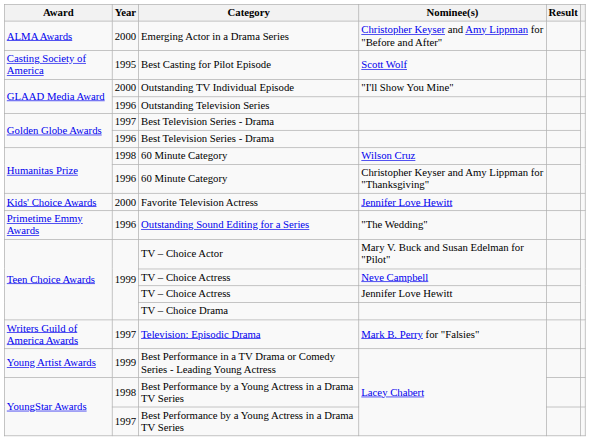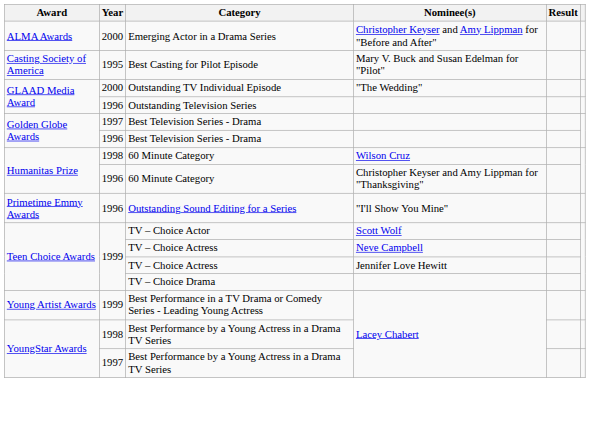(384, 65) Scott Wolf -> (437, 65) Mary V. Buck and Susan Edelman for "Pilot"
(407, 88) "I'll Show You Mine" -> (389, 88) "The Wedding"
- row: (125, 202)
(394, 225) "The Wedding" -> (402, 208) "I'll Show You Mine"
(443, 254) Mary V. Buck and Susan Edelman for "Pilot" -> (379, 231) Scott Wolf
- row: (125, 334)
